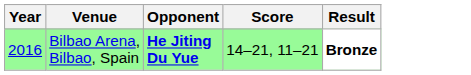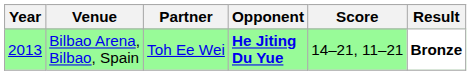+ column: (186, 17)
(25, 50) 2016 -> (25, 50) 2013
